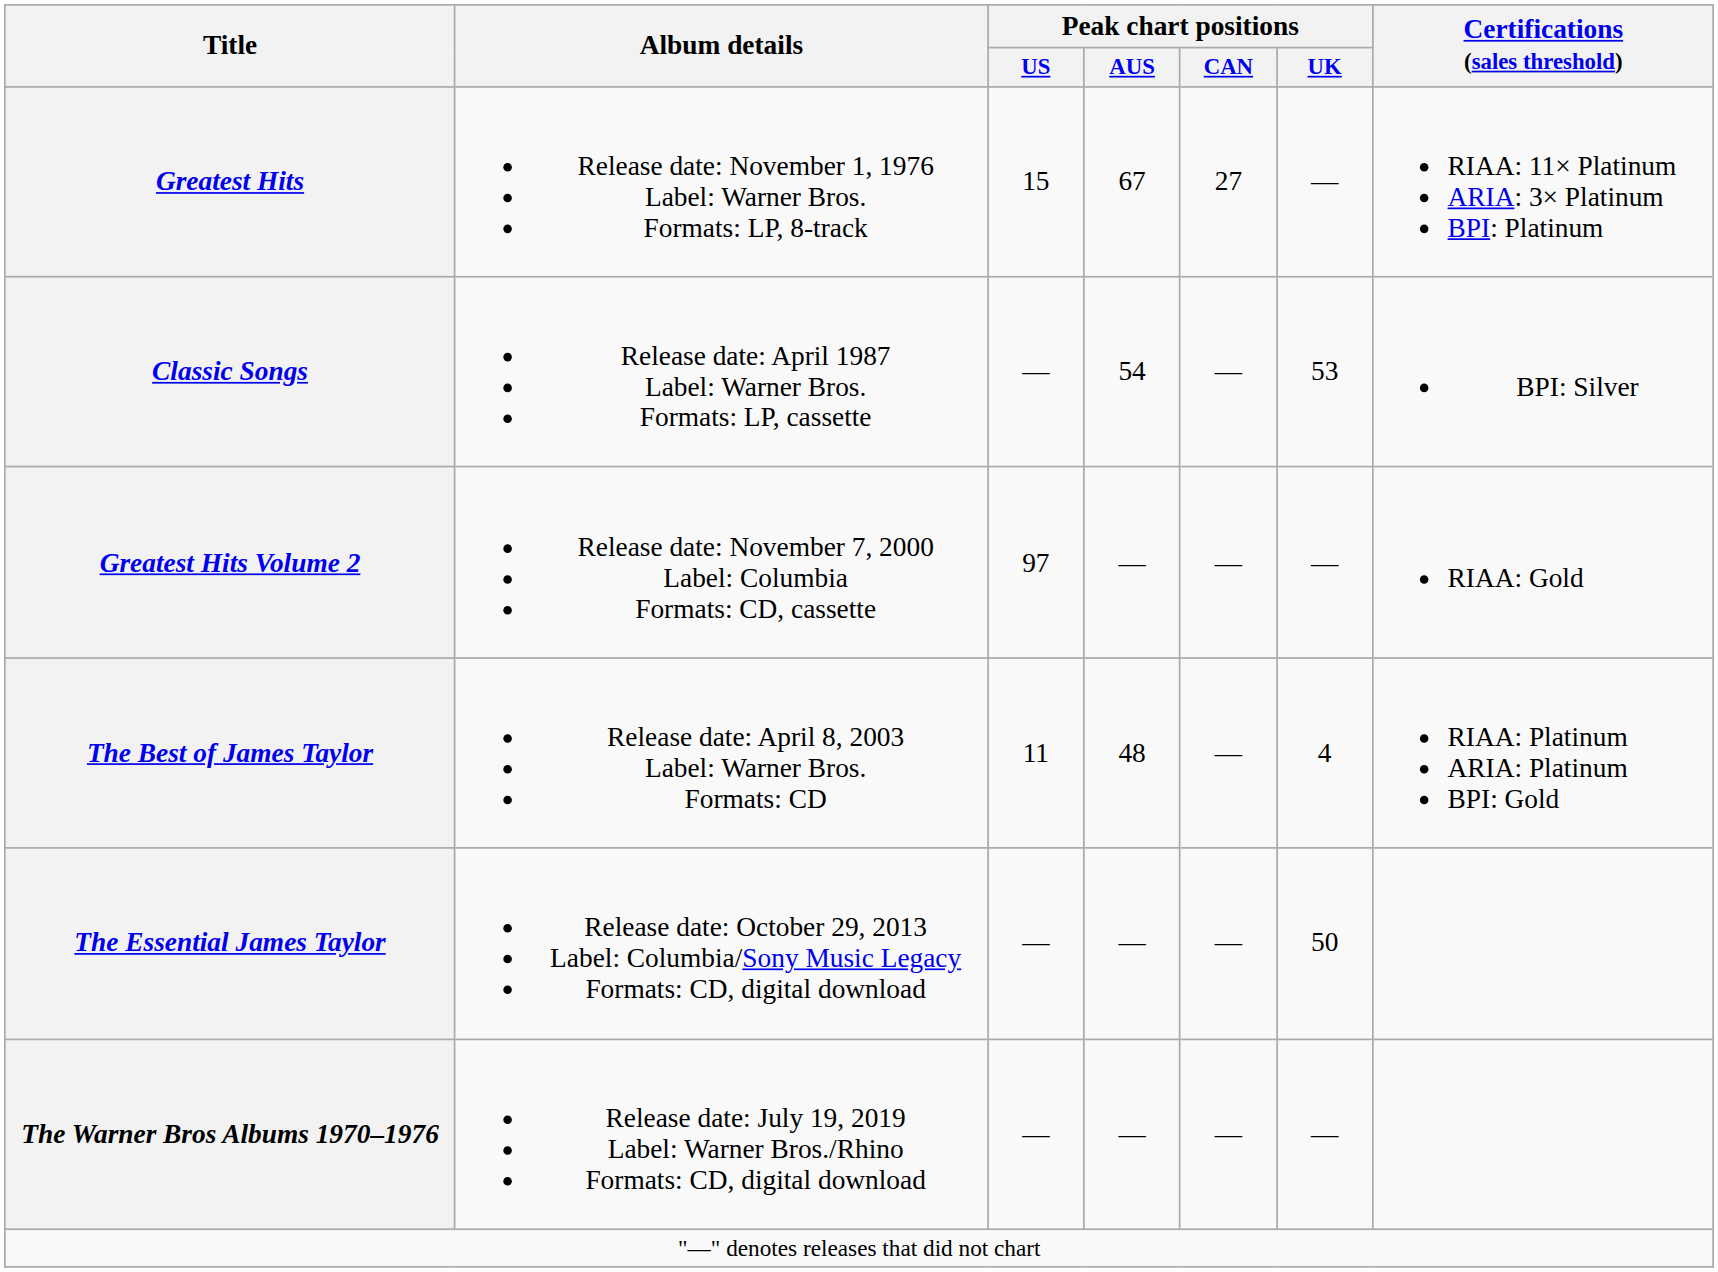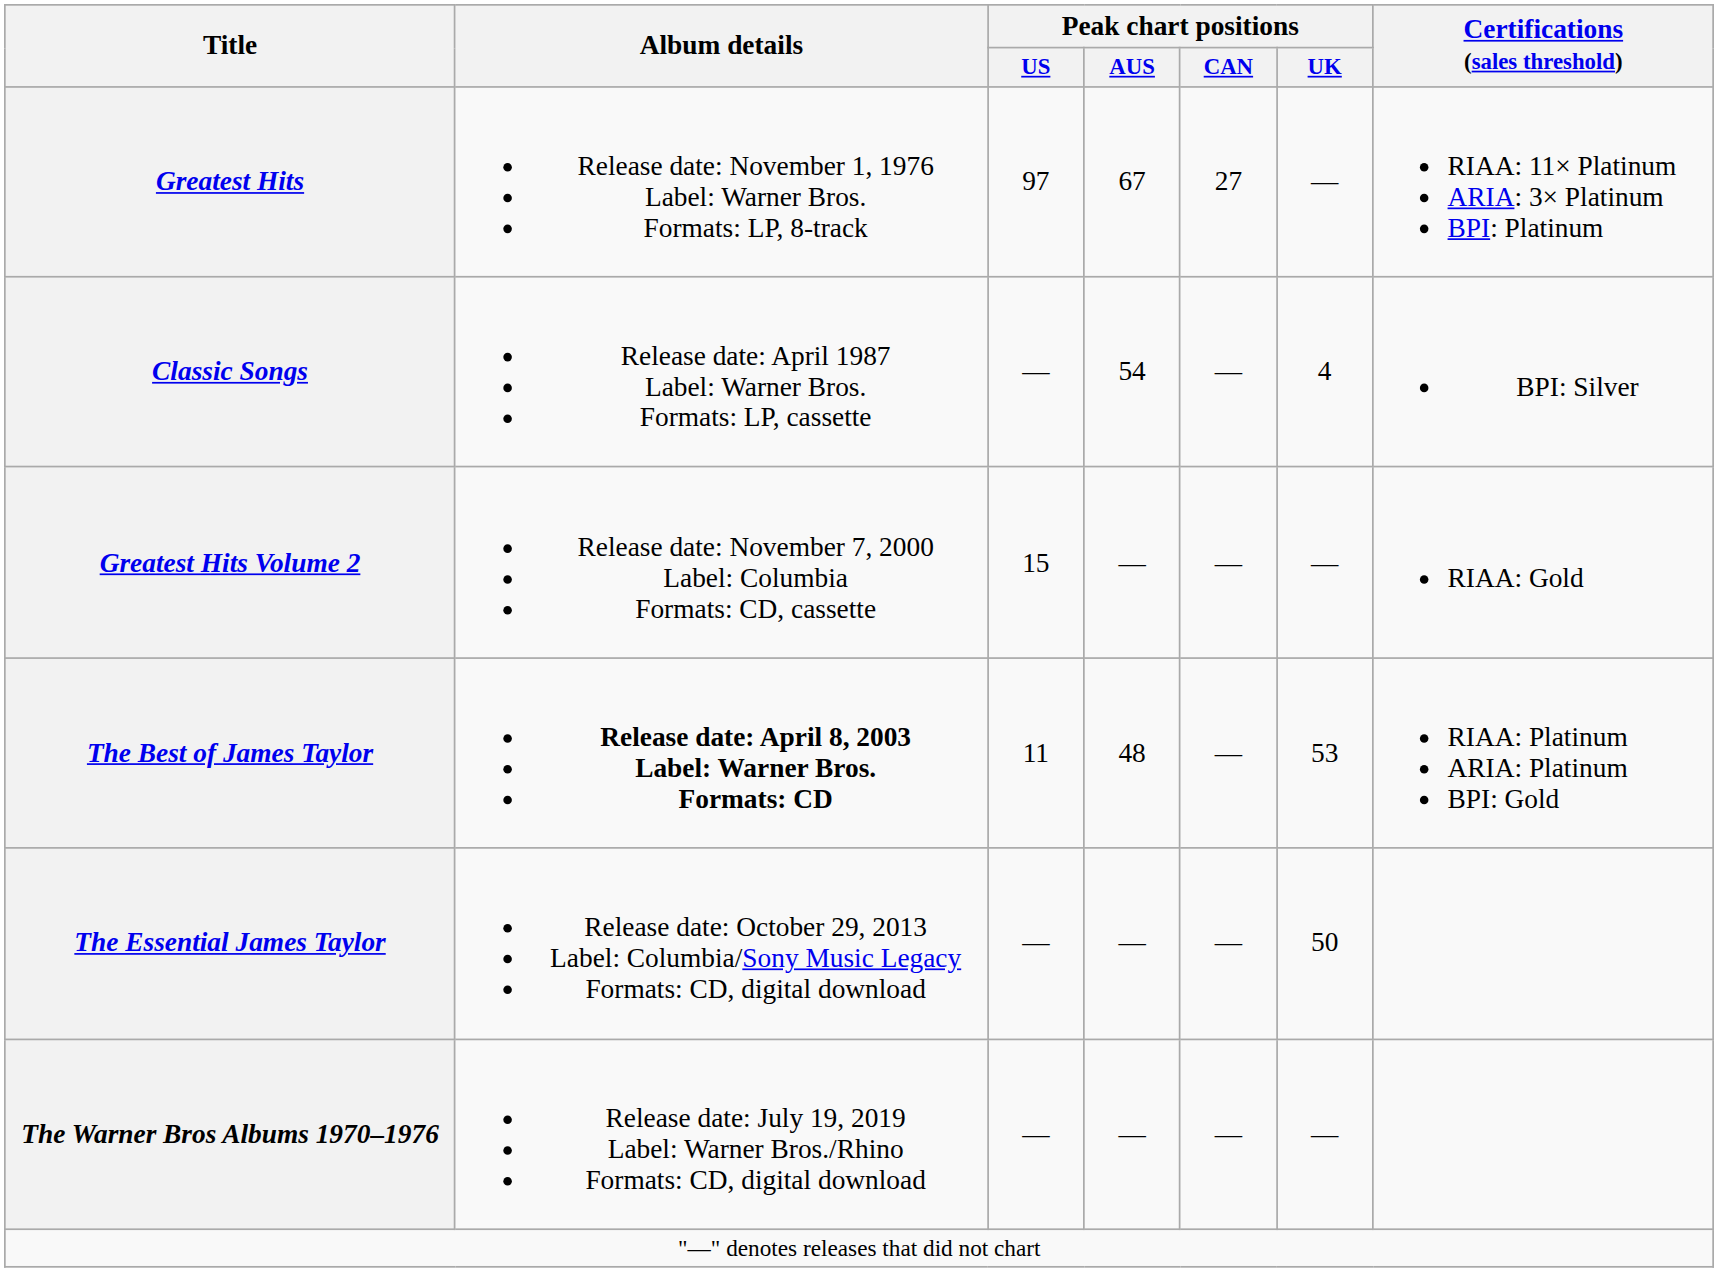(1036, 181) 15 -> (1036, 181) 97
(1325, 371) 53 -> (1325, 371) 4
(1036, 562) 97 -> (1036, 562) 15
(721, 768) normal -> (721, 768) bold
(1325, 752) 4 -> (1325, 752) 53
